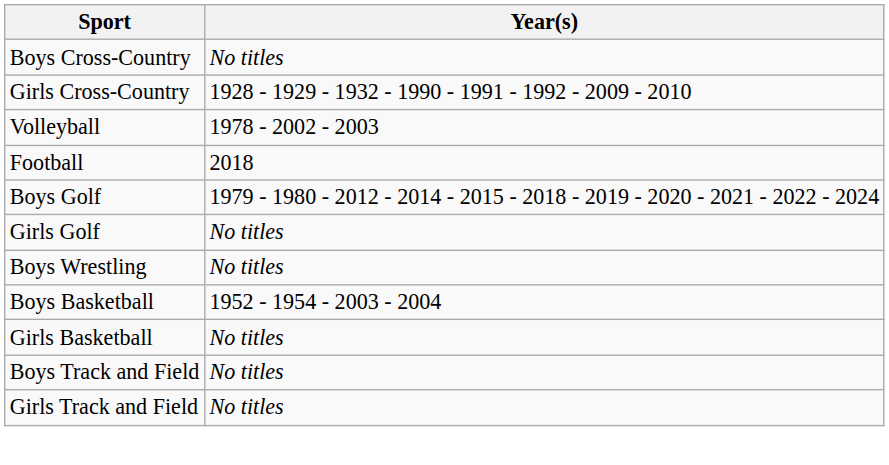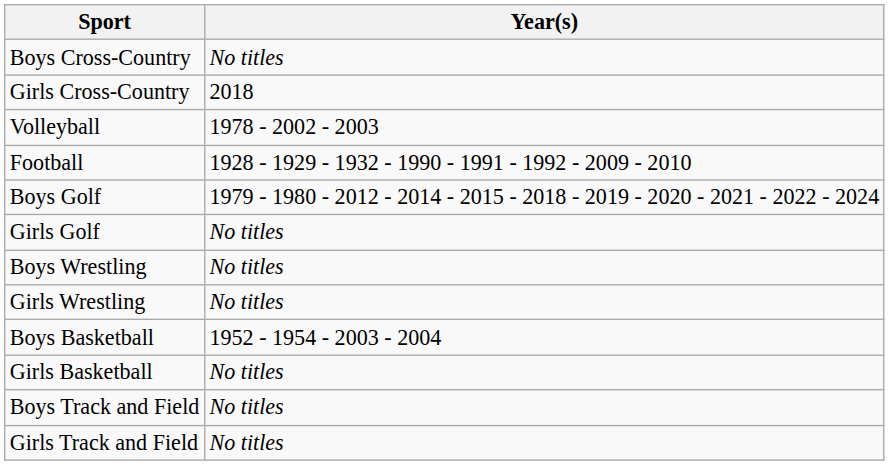(451, 92) 1928 - 1929 - 1932 - 1990 - 1991 - 1992 - 2009 - 2010 -> (232, 92) 2018
(232, 162) 2018 -> (451, 162) 1928 - 1929 - 1932 - 1990 - 1991 - 1992 - 2009 - 2010
+ row: (78, 302)
